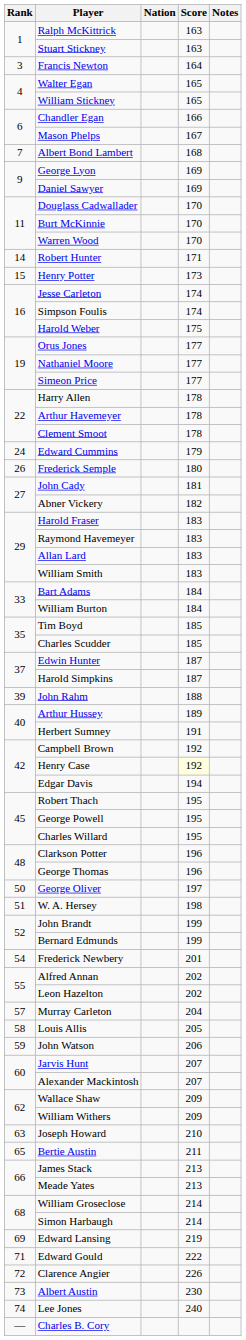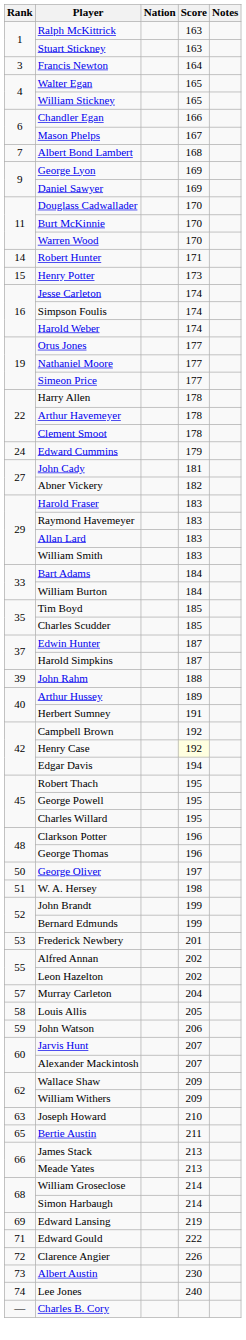(194, 328) 175 -> (194, 328) 174
- row: (77, 468)
(20, 958) 54 -> (20, 941) 53
